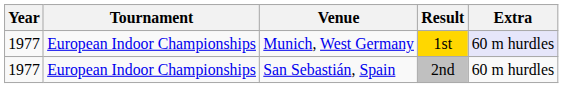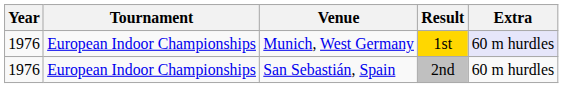(24, 43) 1977 -> (24, 43) 1976
(24, 69) 1977 -> (24, 69) 1976
